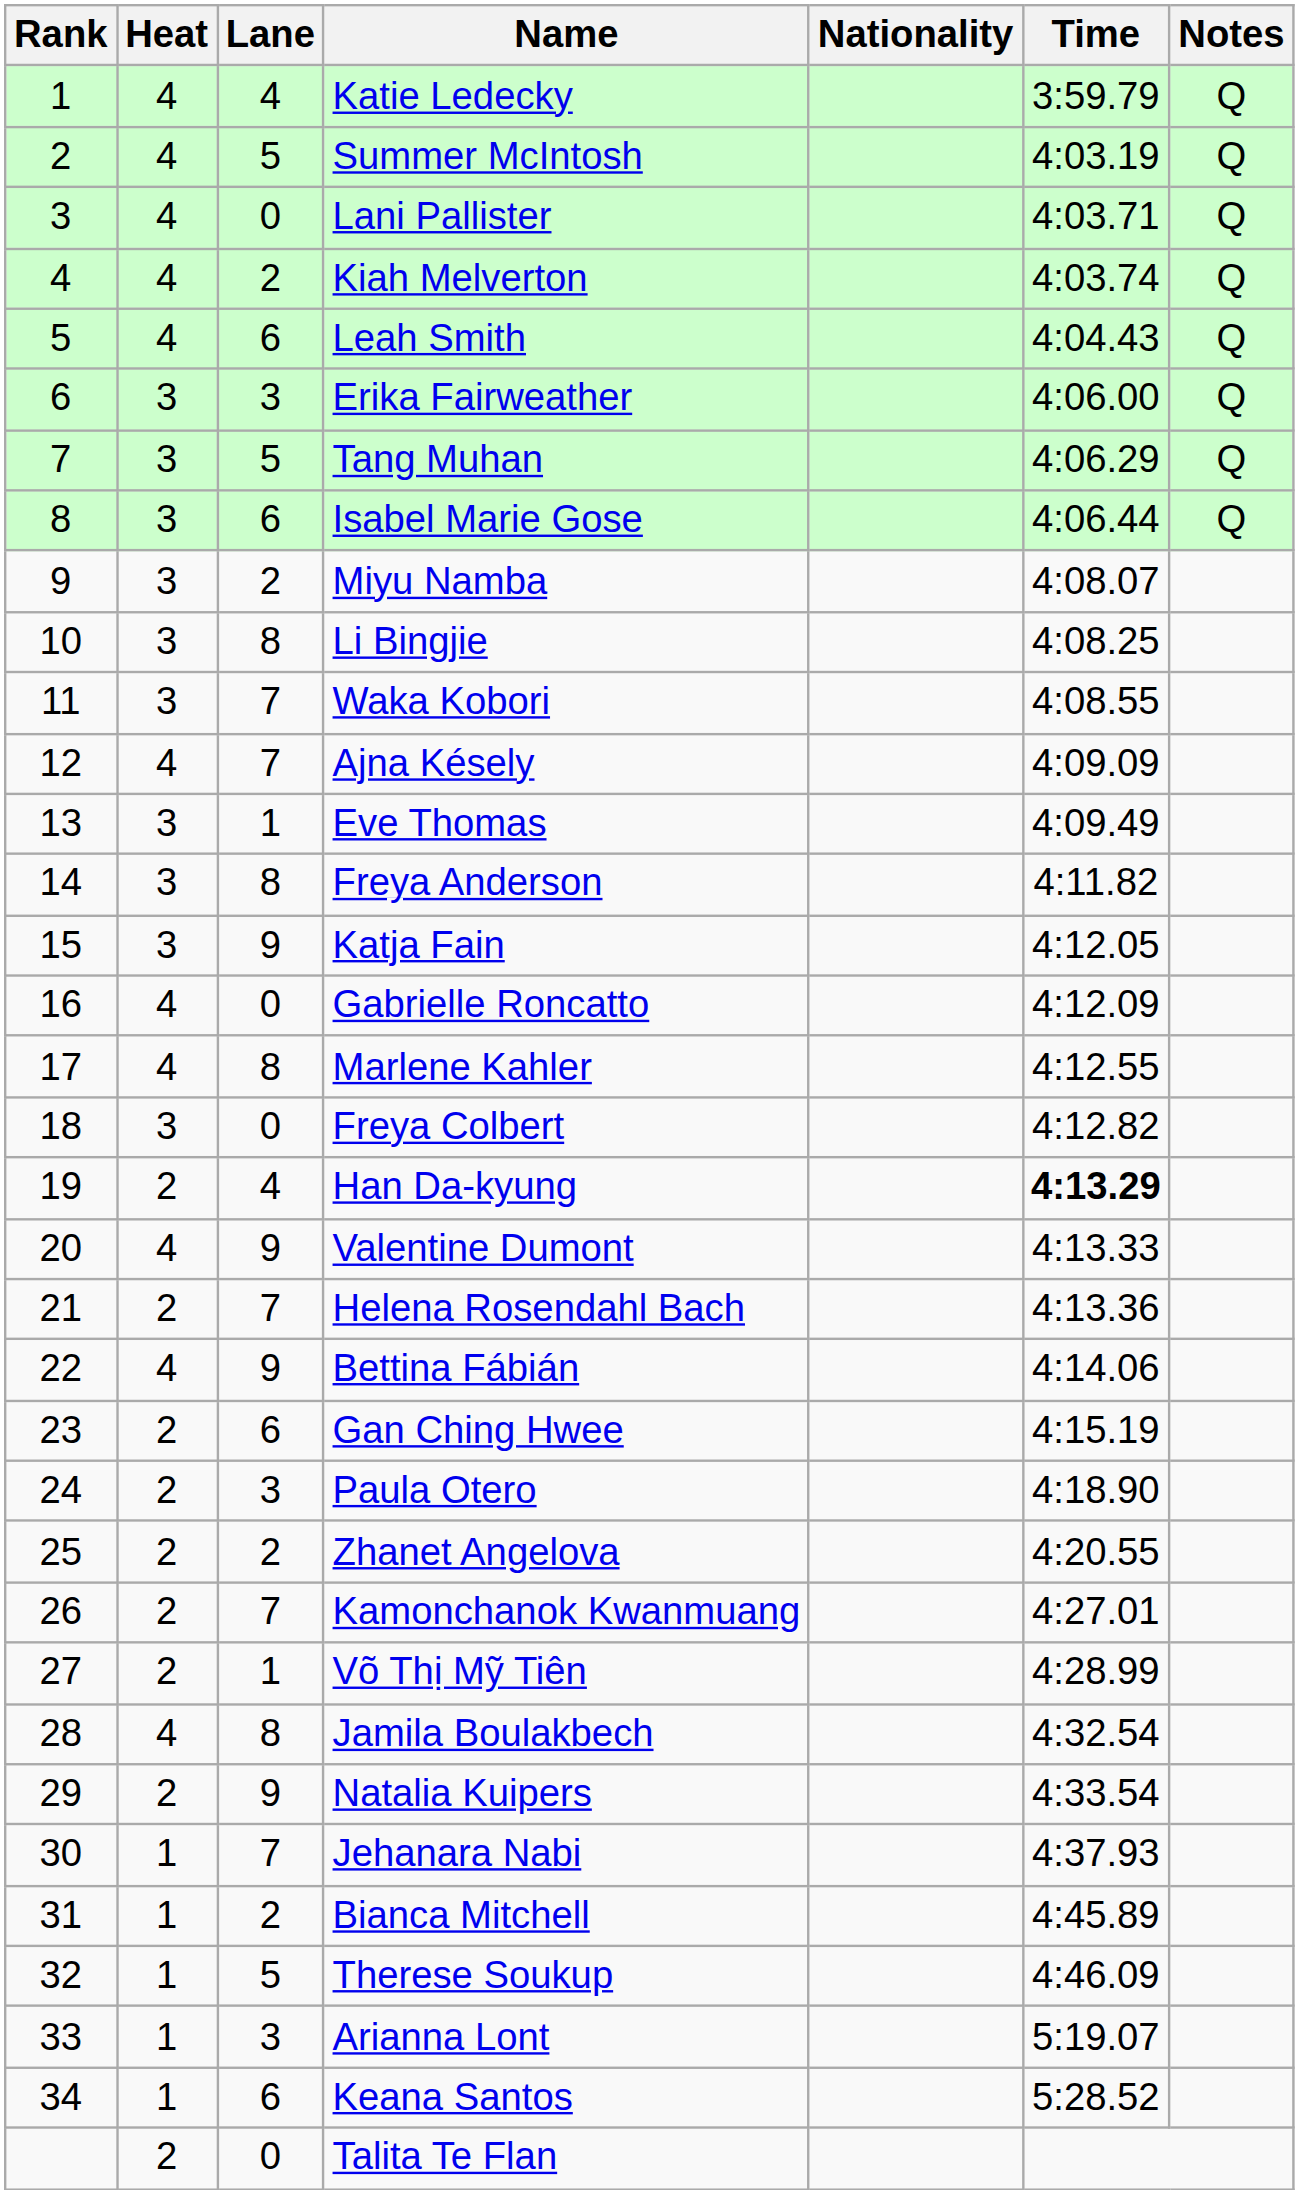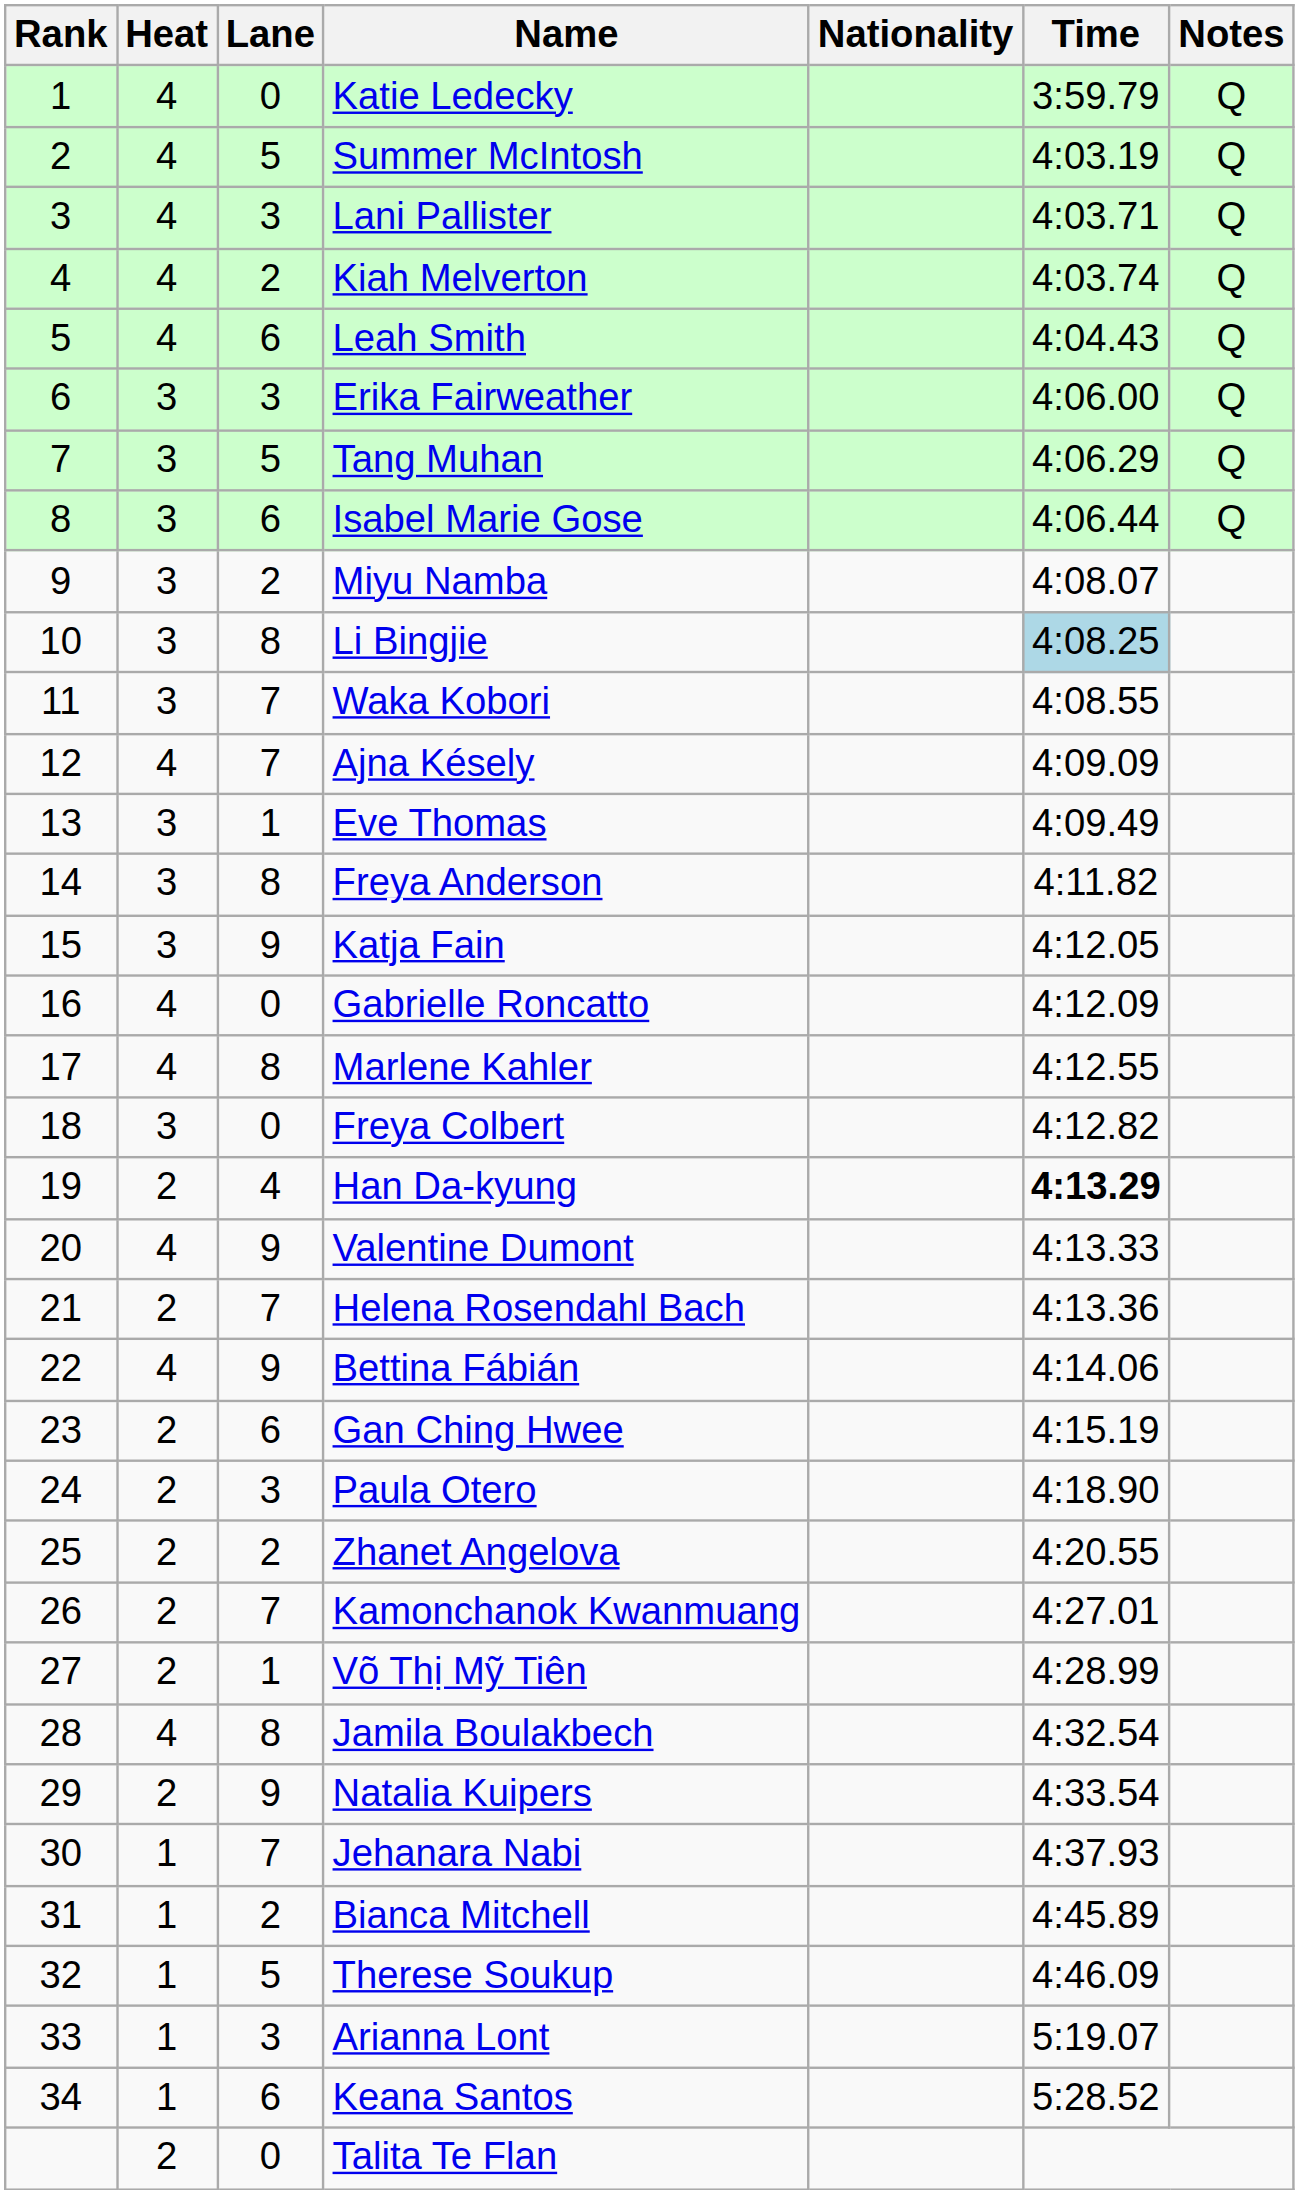(270, 95) 4 -> (270, 95) 0
(270, 216) 0 -> (270, 216) 3
(1096, 641) no background -> (1096, 641) lightblue background
